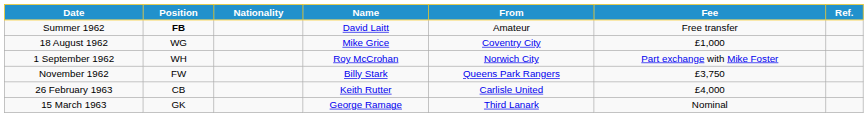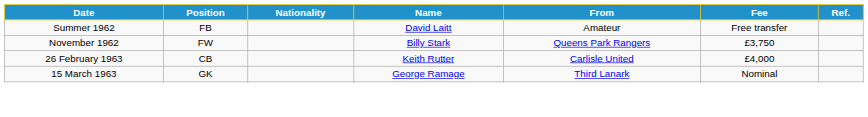(179, 28) bold -> (205, 28) normal
- row: (74, 43)
- row: (74, 59)
